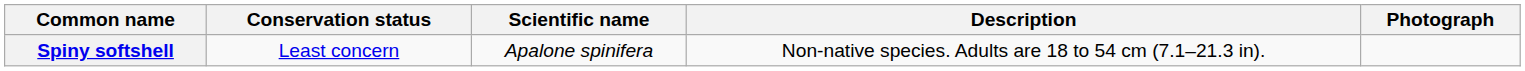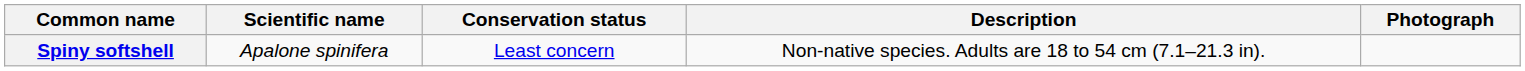columns swapped: (579, 19) <-> (339, 19)
